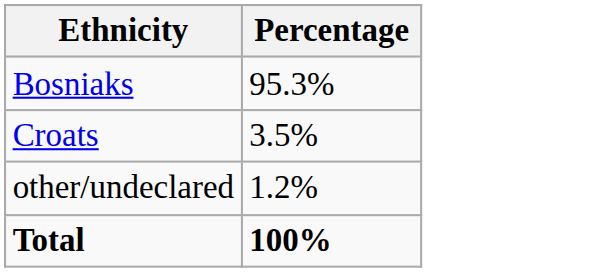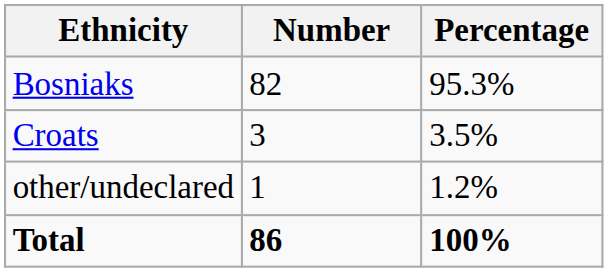+ column: (332, 30)
